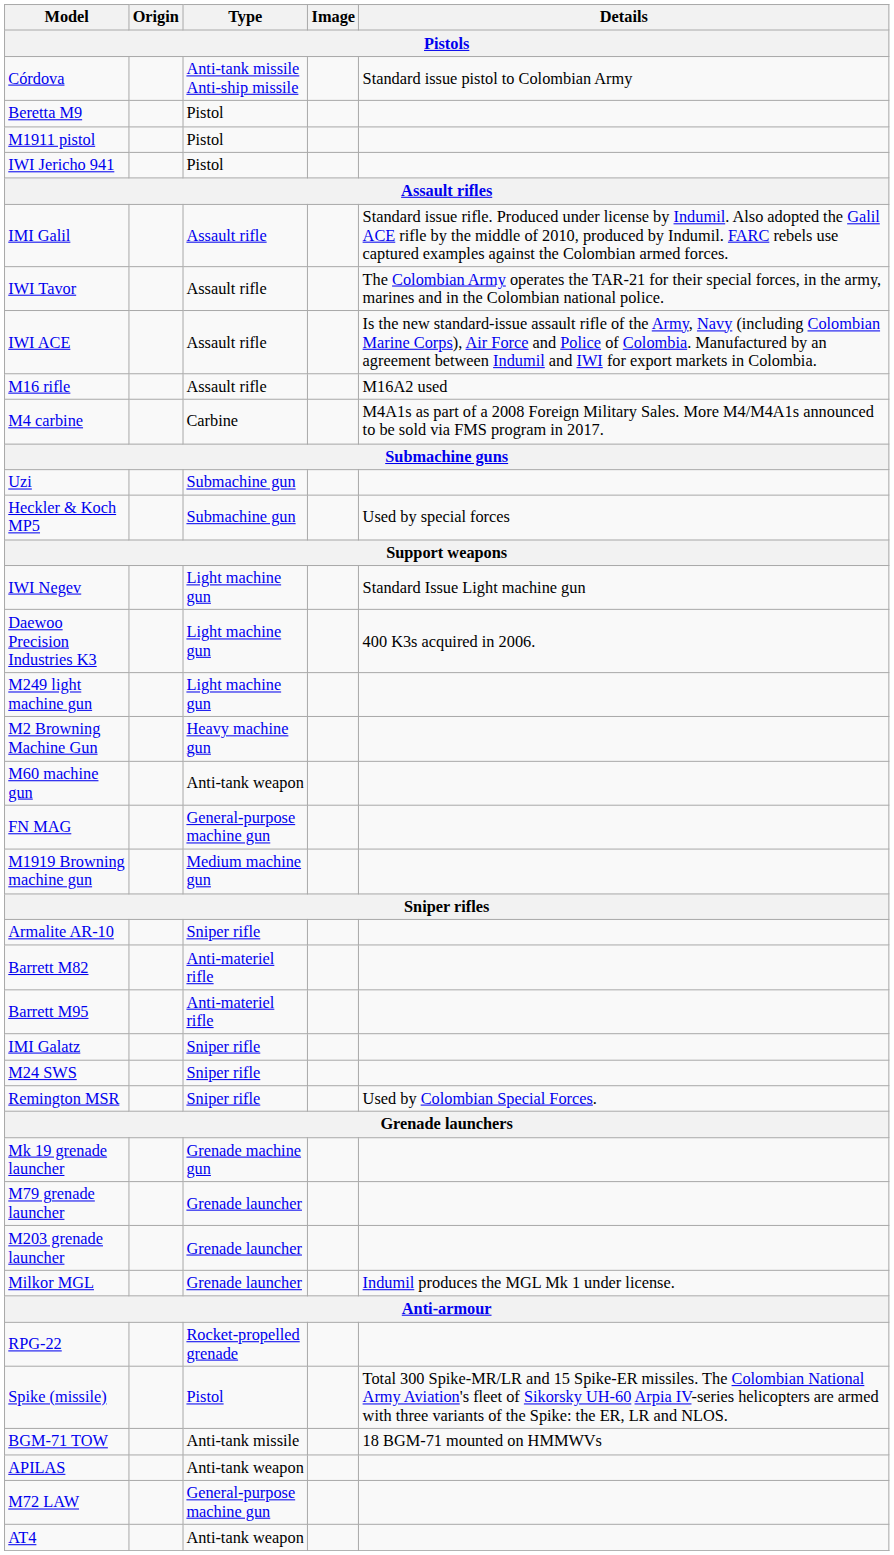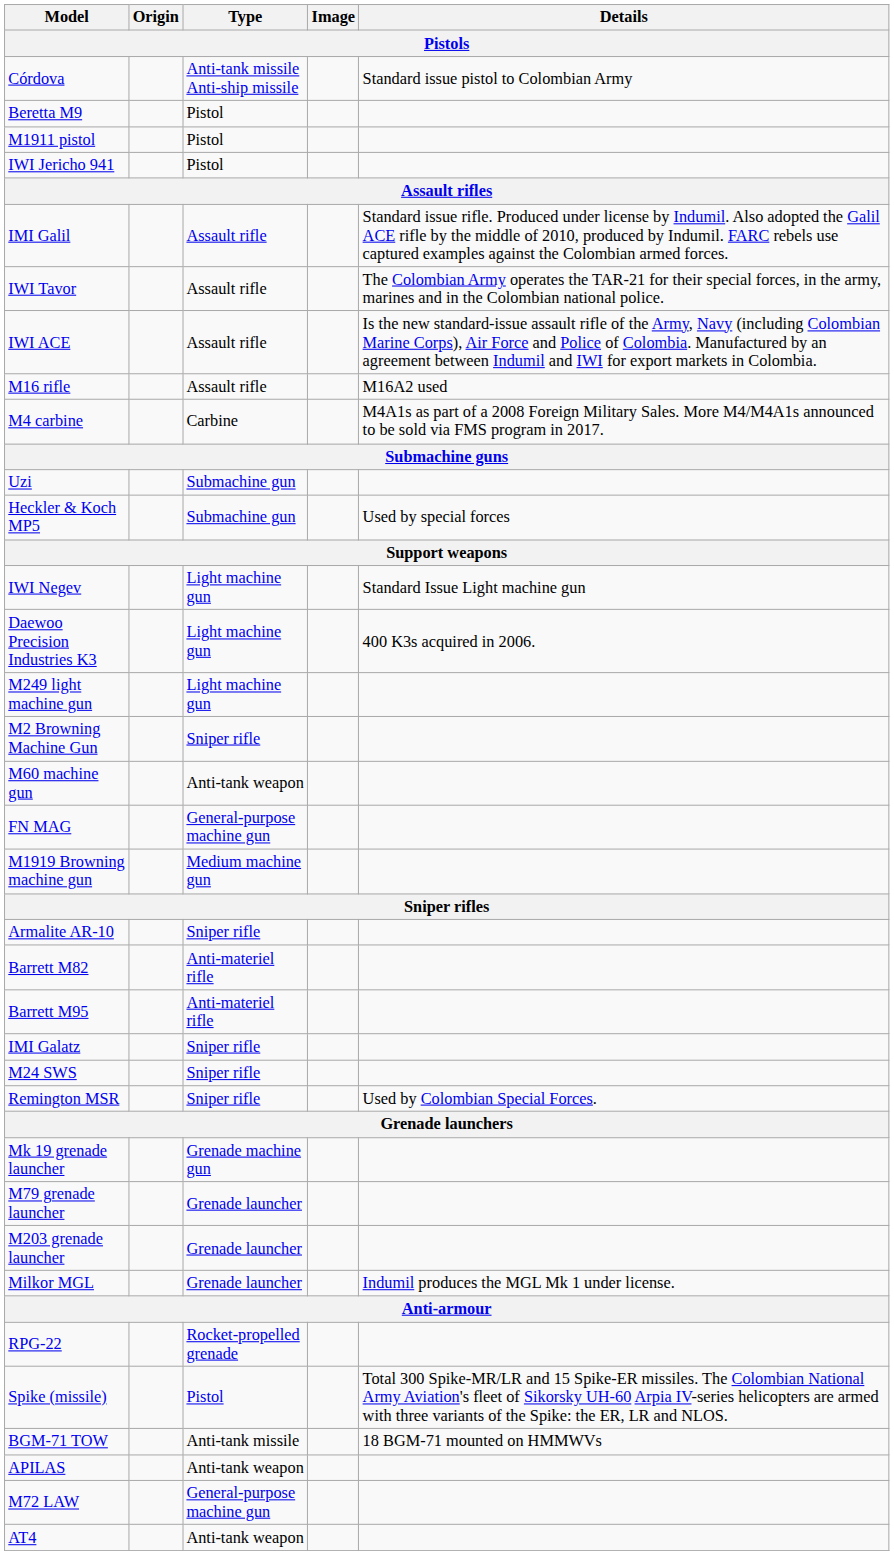(237, 738) Heavy machine gun -> (223, 738) Sniper rifle
